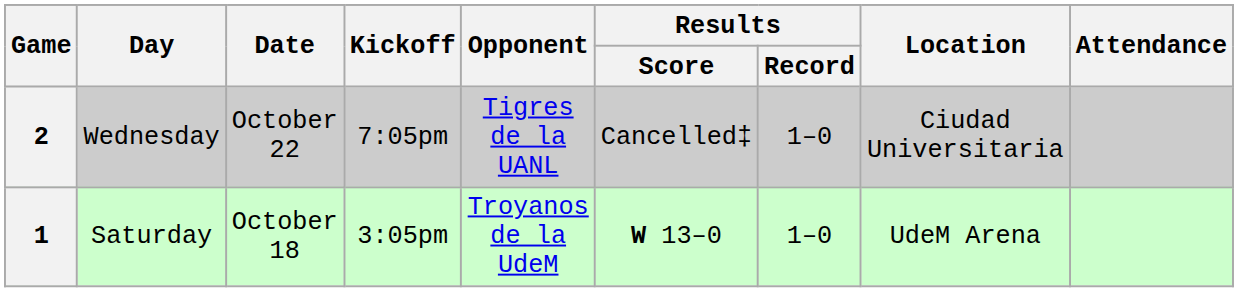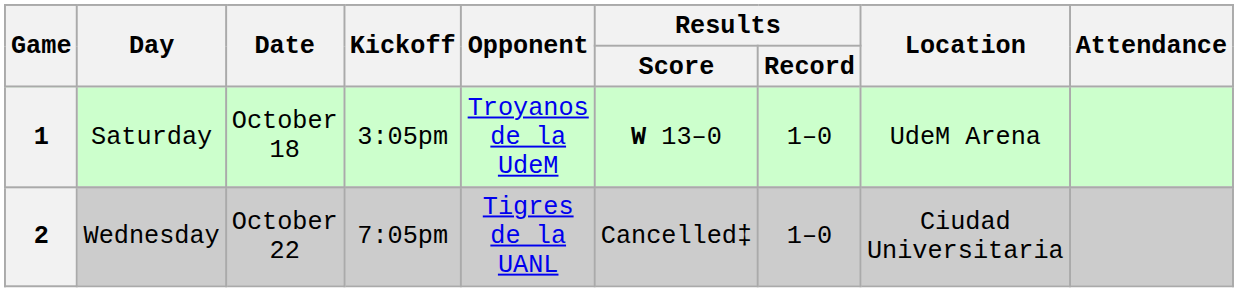rows swapped: (41, 236) <-> (41, 137)
